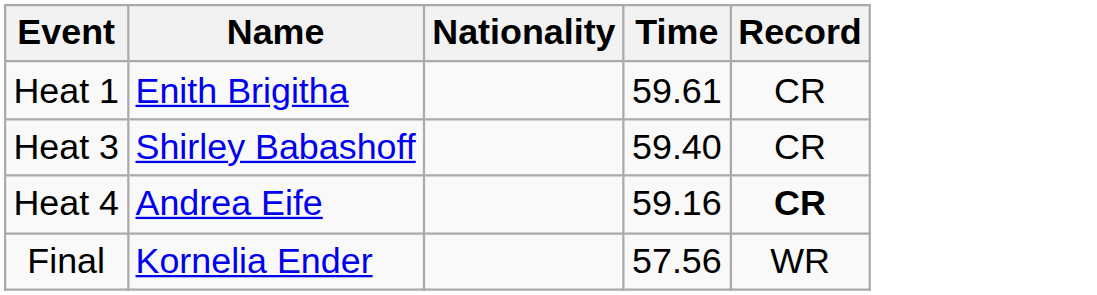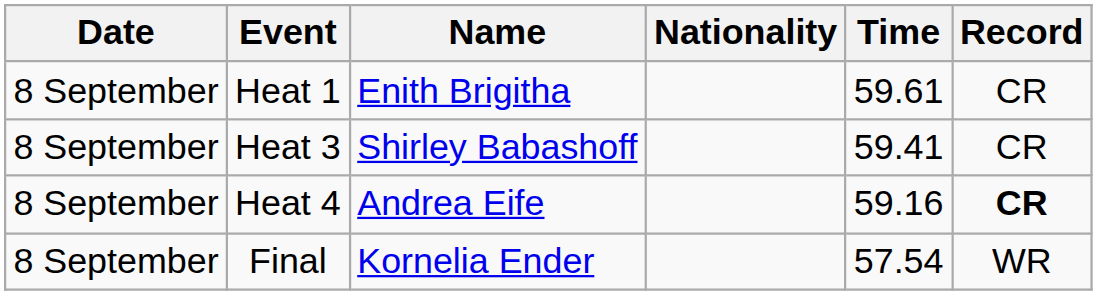+ column: (116, 32)
(677, 146) 59.40 -> (899, 146) 59.41
(677, 260) 57.56 -> (899, 260) 57.54
